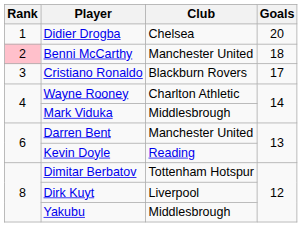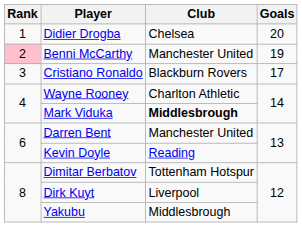(277, 53) 18 -> (277, 53) 19
(189, 113) normal -> (193, 113) bold
